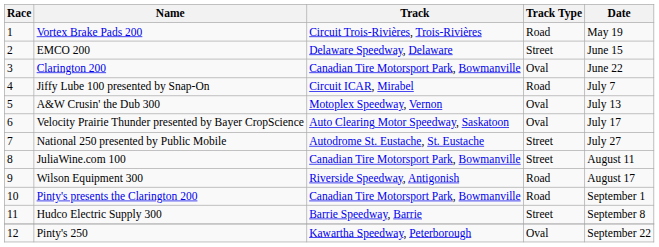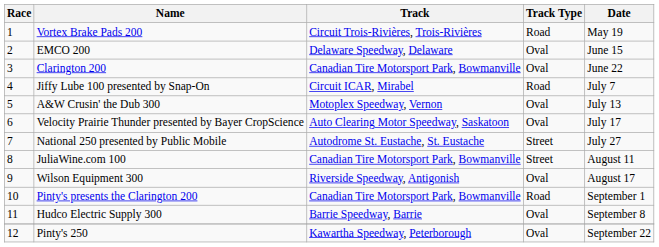(539, 50) Street -> (537, 50) Oval
(538, 178) Road -> (537, 178) Oval
(539, 214) Street -> (537, 214) Oval
